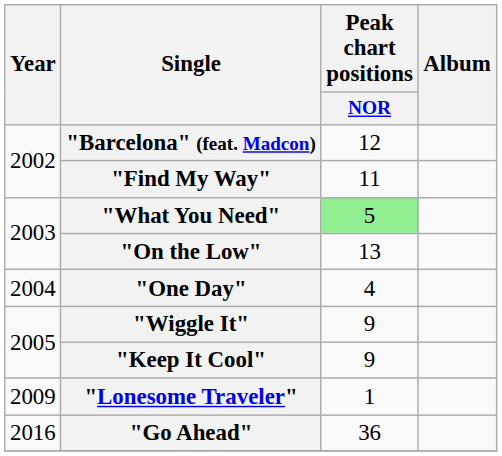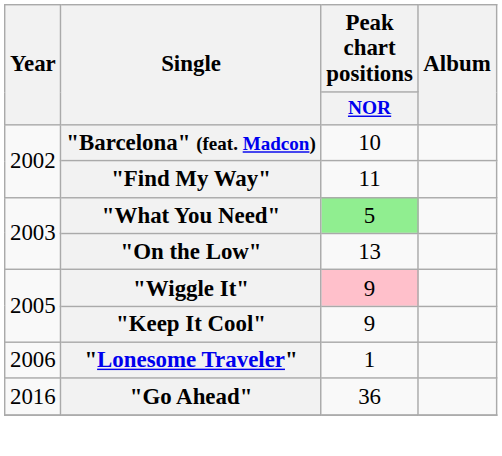(370, 142) 12 -> (370, 142) 10
- row: (191, 287)
(370, 323) no background -> (370, 287) pink background
(33, 396) 2009 -> (33, 360) 2006
